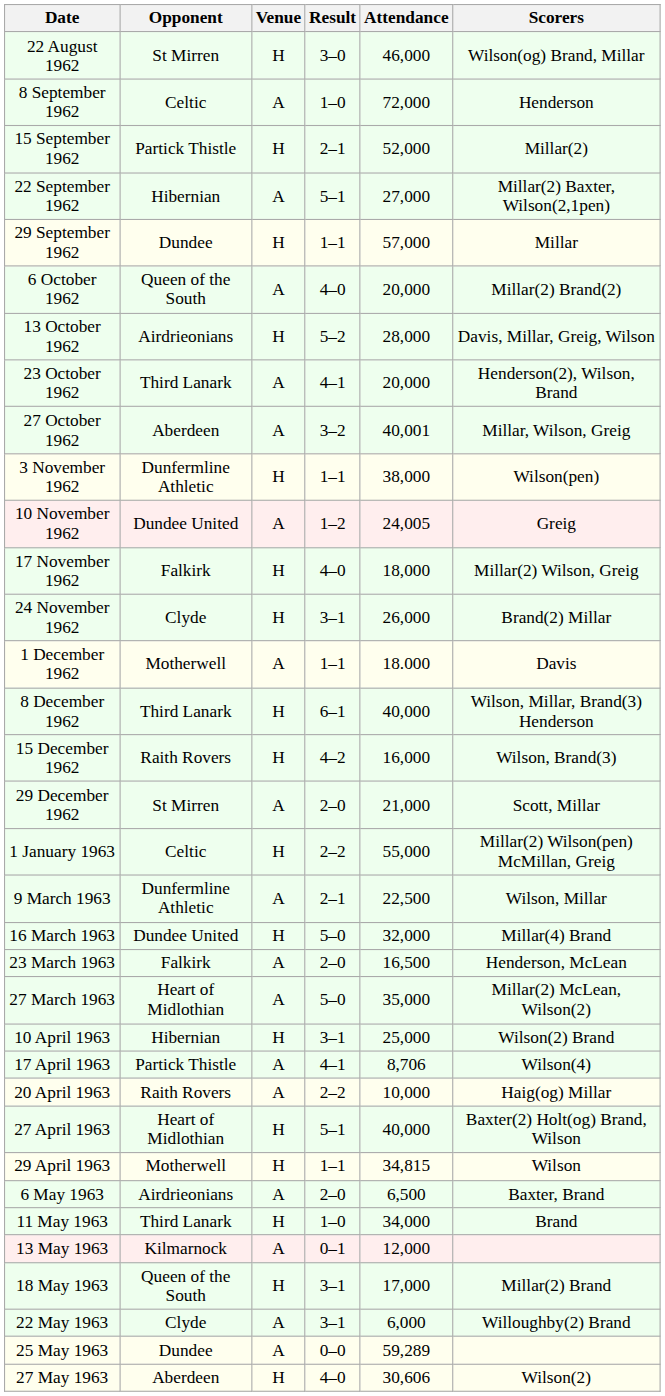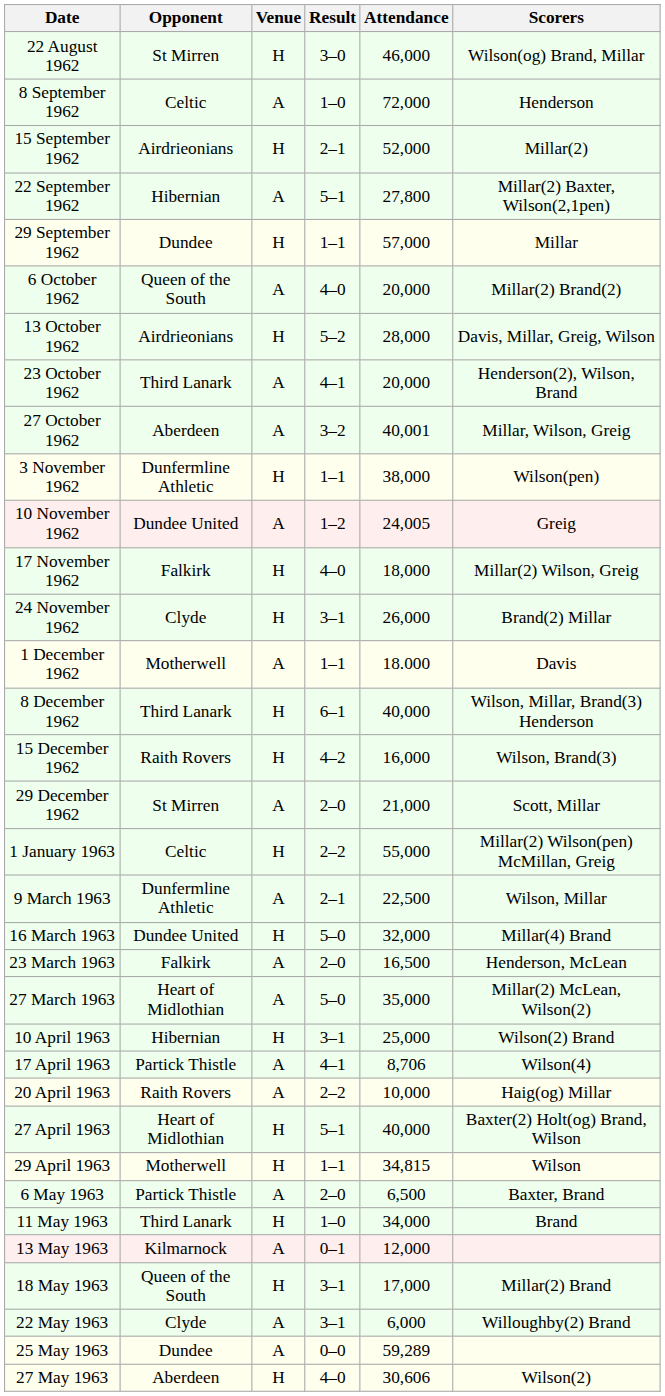(186, 149) Partick Thistle -> (186, 149) Airdrieonians
(406, 195) 27,000 -> (406, 195) 27,800
(186, 1193) Airdrieonians -> (186, 1193) Partick Thistle
